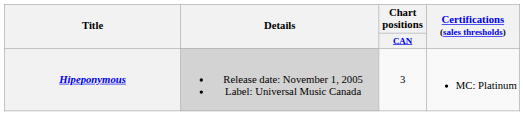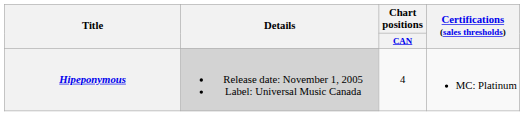(403, 79) 3 -> (403, 79) 4
